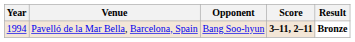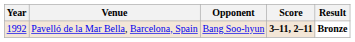(17, 29) 1994 -> (17, 29) 1992
